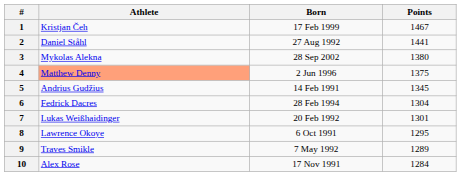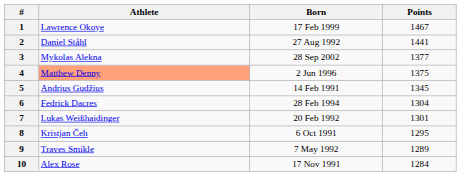(64, 27) Kristjan Čeh -> (72, 27) Lawrence Okoye
(420, 58) 1380 -> (420, 58) 1377
(72, 134) Lawrence Okoye -> (64, 134) Kristjan Čeh
